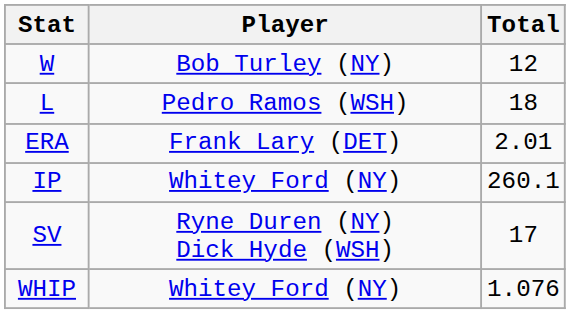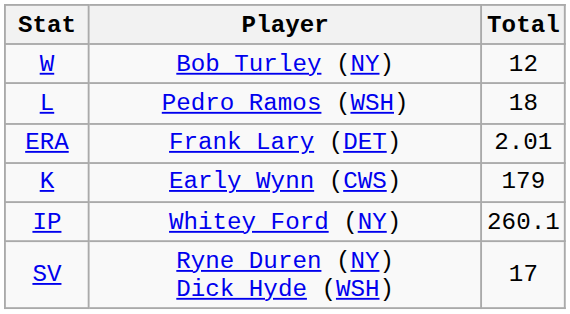+ row: (47, 182)
- row: (47, 289)
